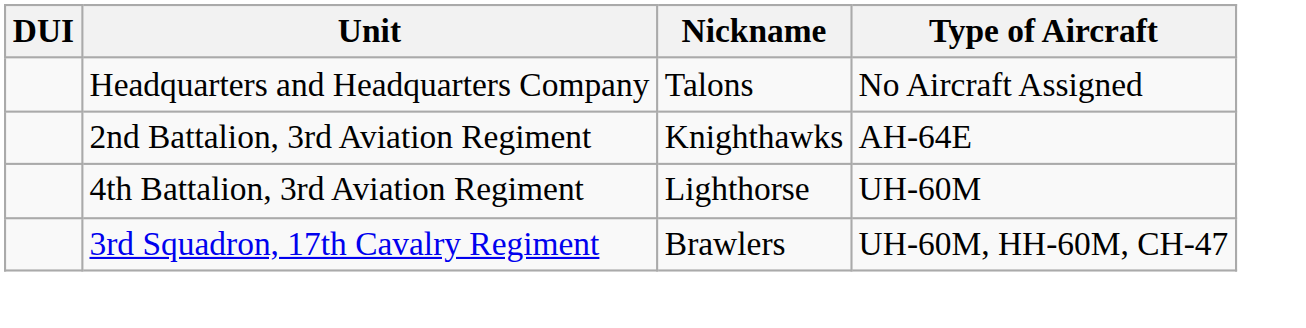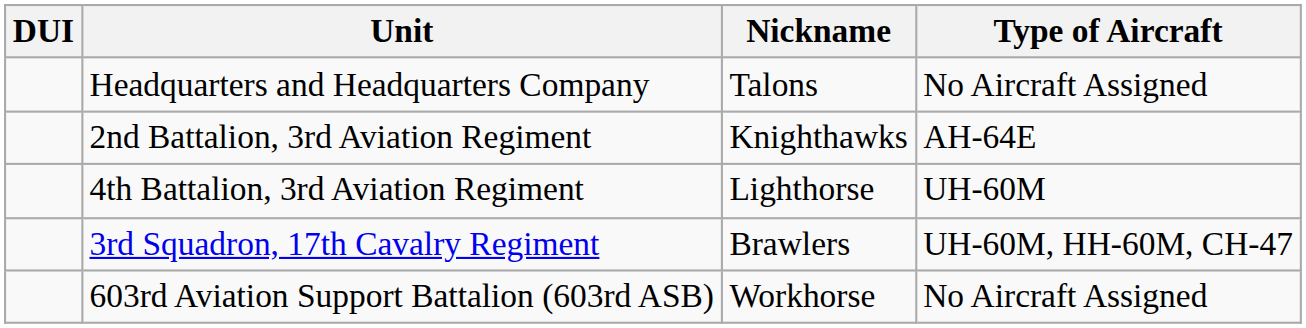+ row: (402, 296)
